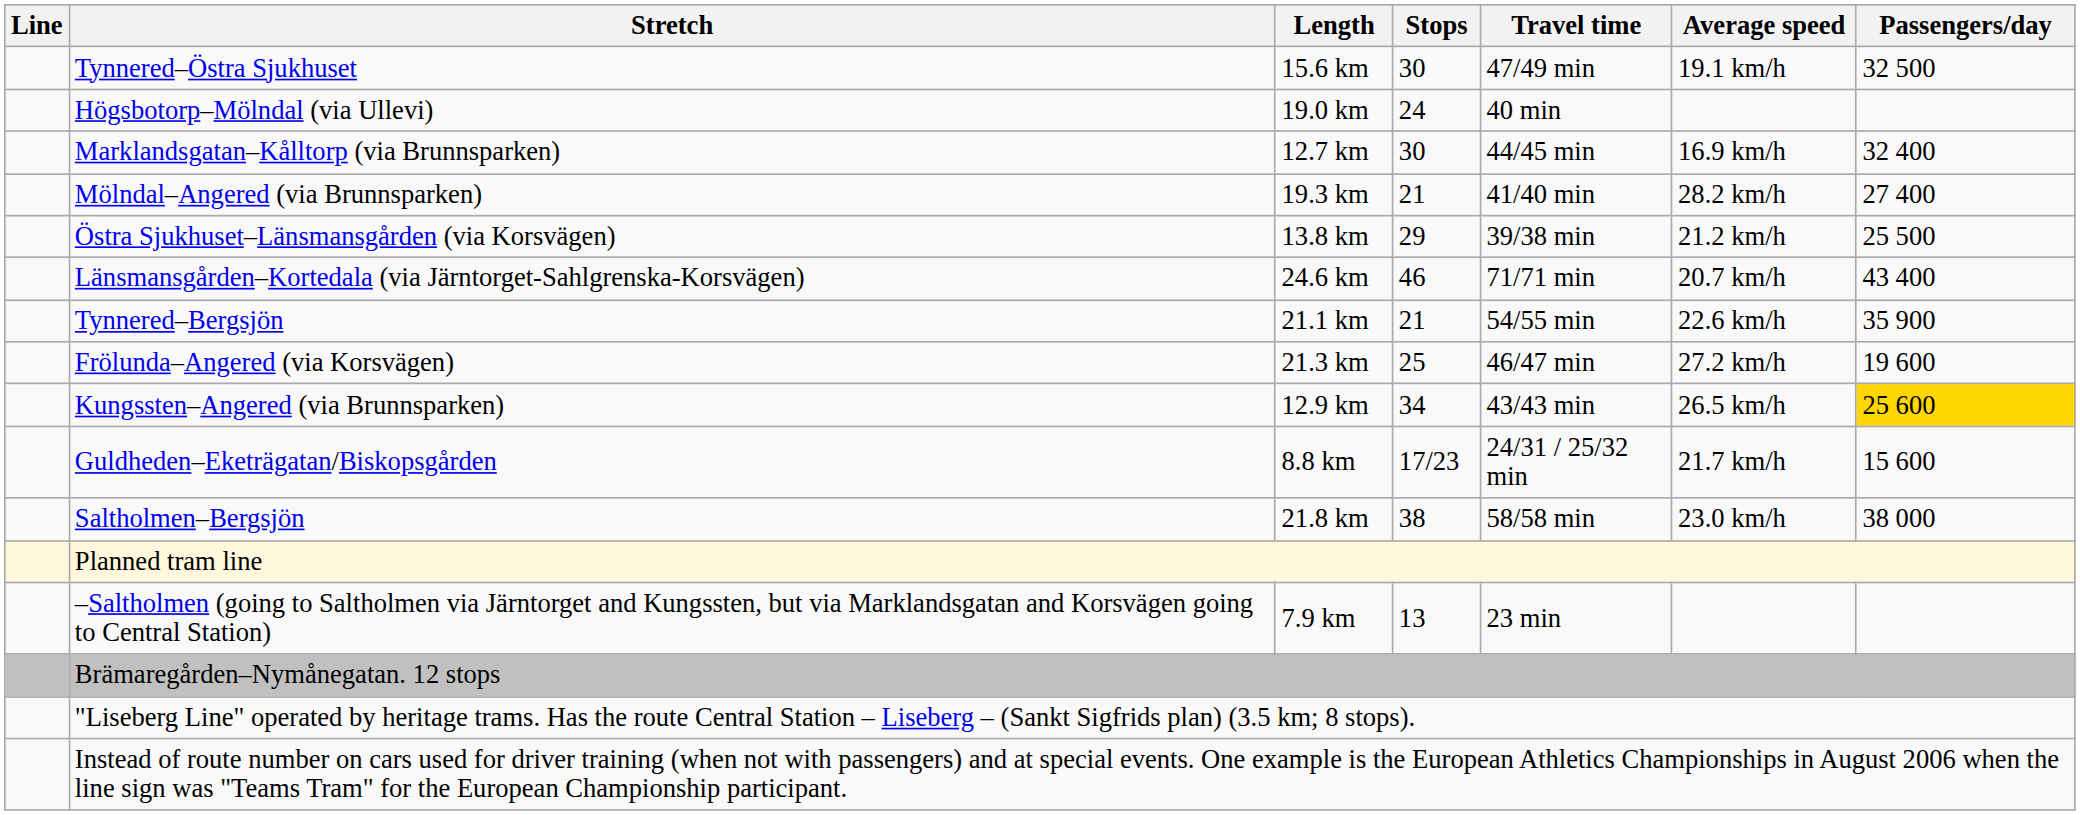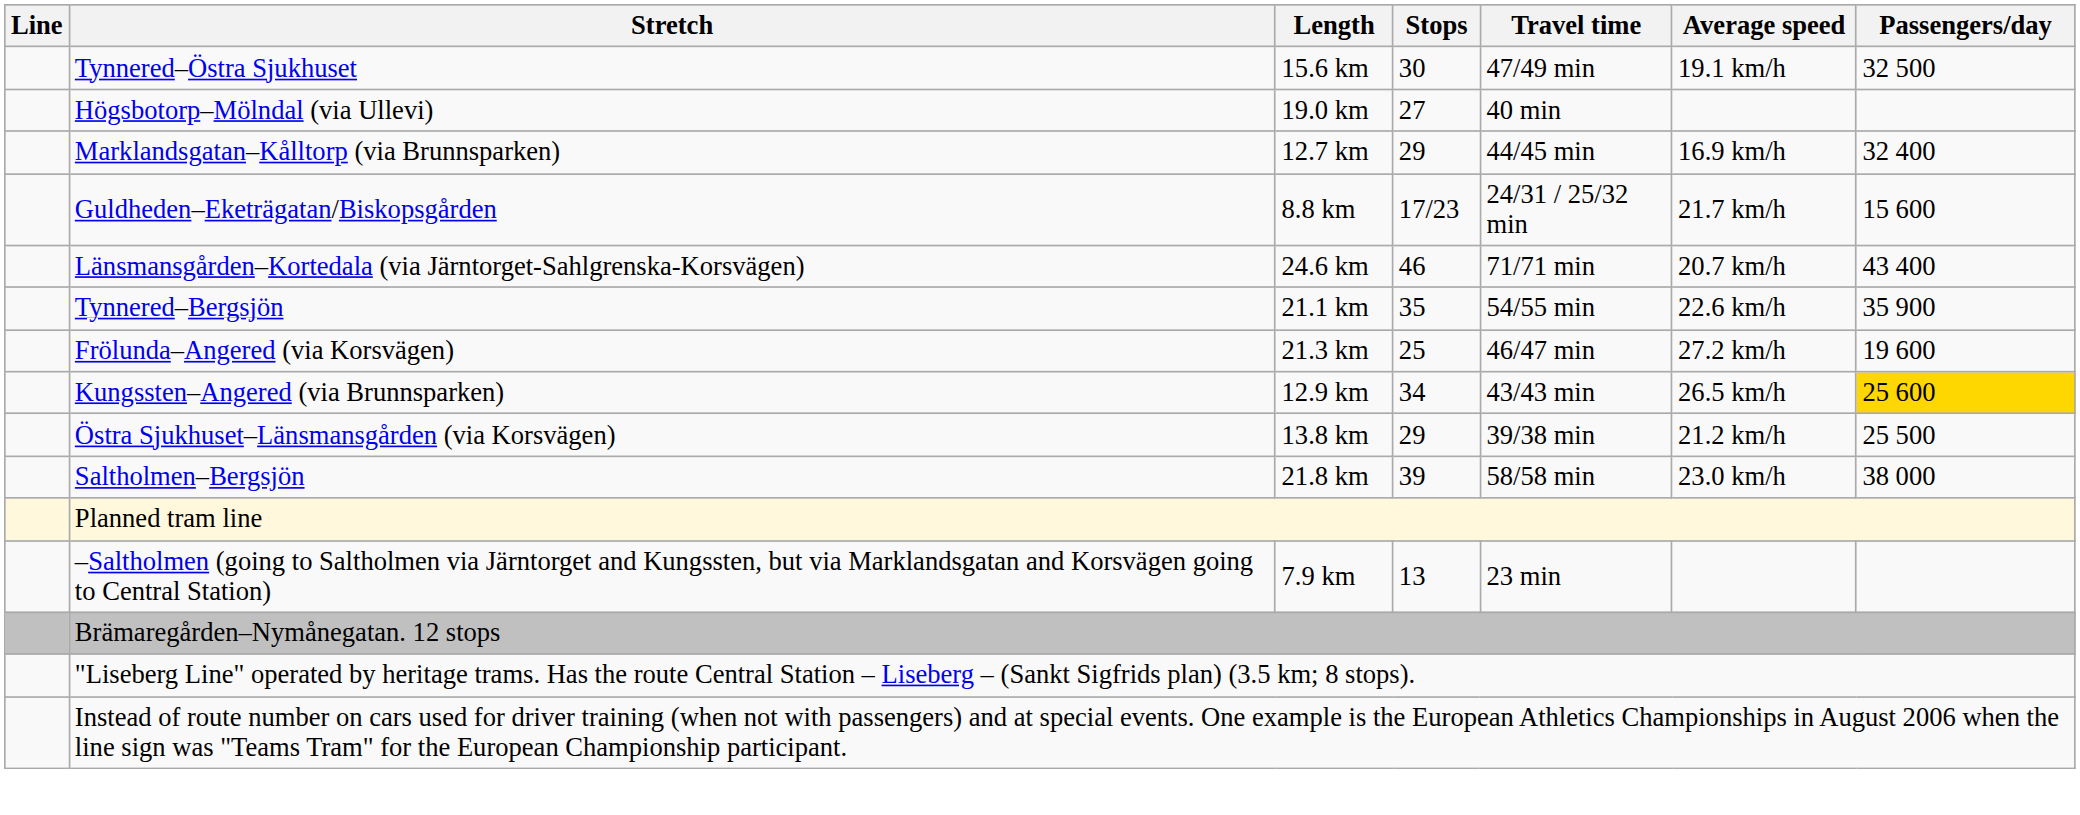(1412, 109) 24 -> (1412, 109) 27
(1412, 151) 30 -> (1412, 151) 29
- row: (278, 194)
rows swapped: (345, 236) <-> (286, 461)
(1412, 320) 21 -> (1412, 308) 35
(1412, 518) 38 -> (1412, 476) 39
